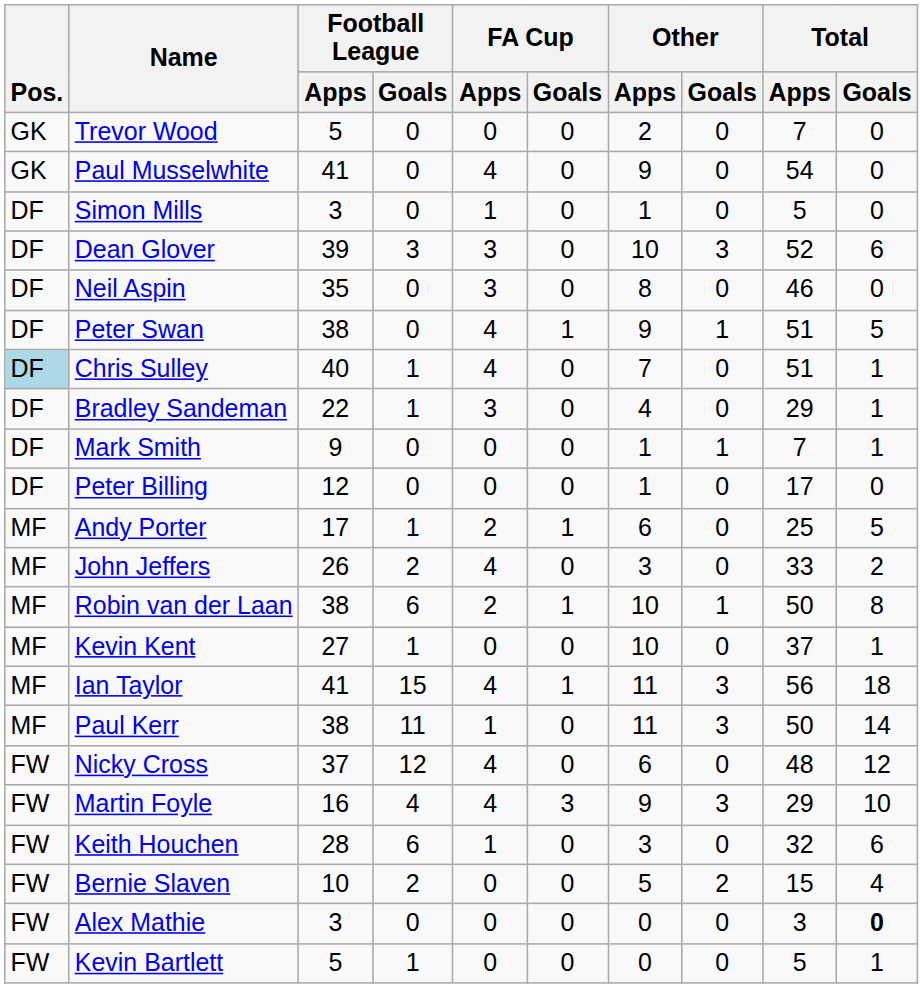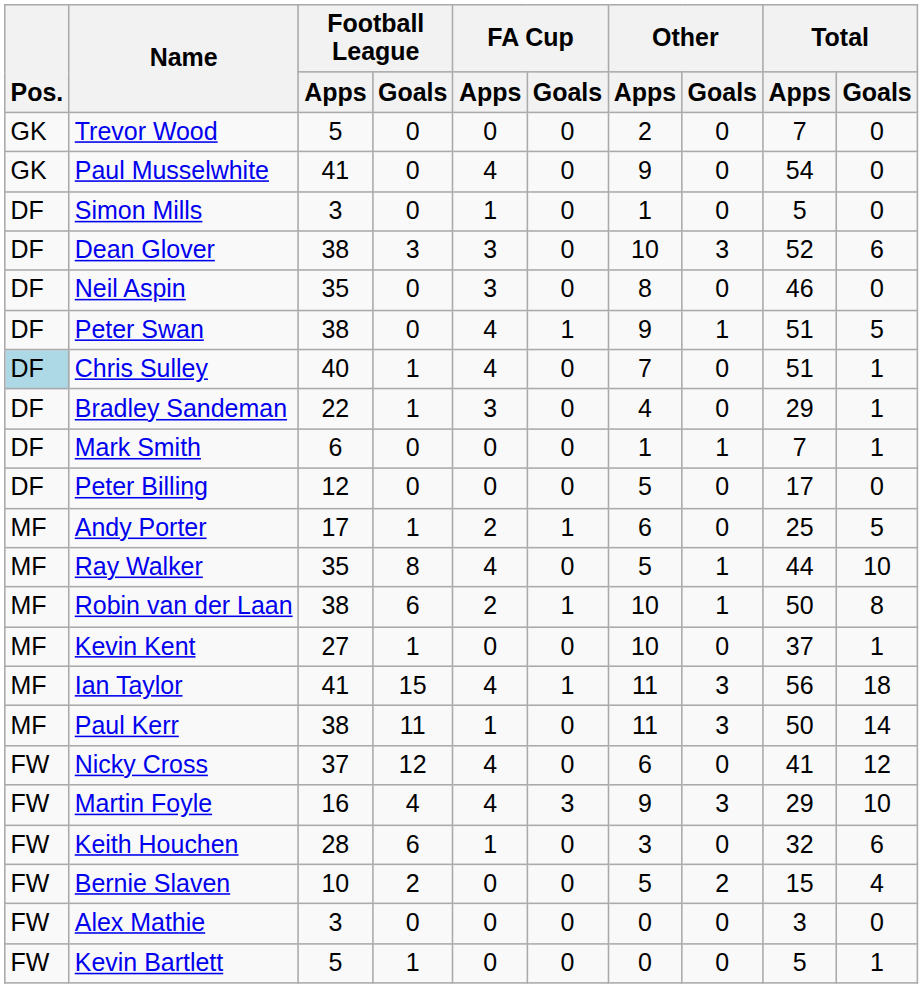(335, 250) 39 -> (335, 250) 38
(335, 448) 9 -> (335, 448) 6
(645, 487) 1 -> (645, 487) 5
+ row: (139, 566)
- row: (143, 566)
(800, 764) 48 -> (800, 764) 41
(877, 923) bold -> (877, 923) normal
